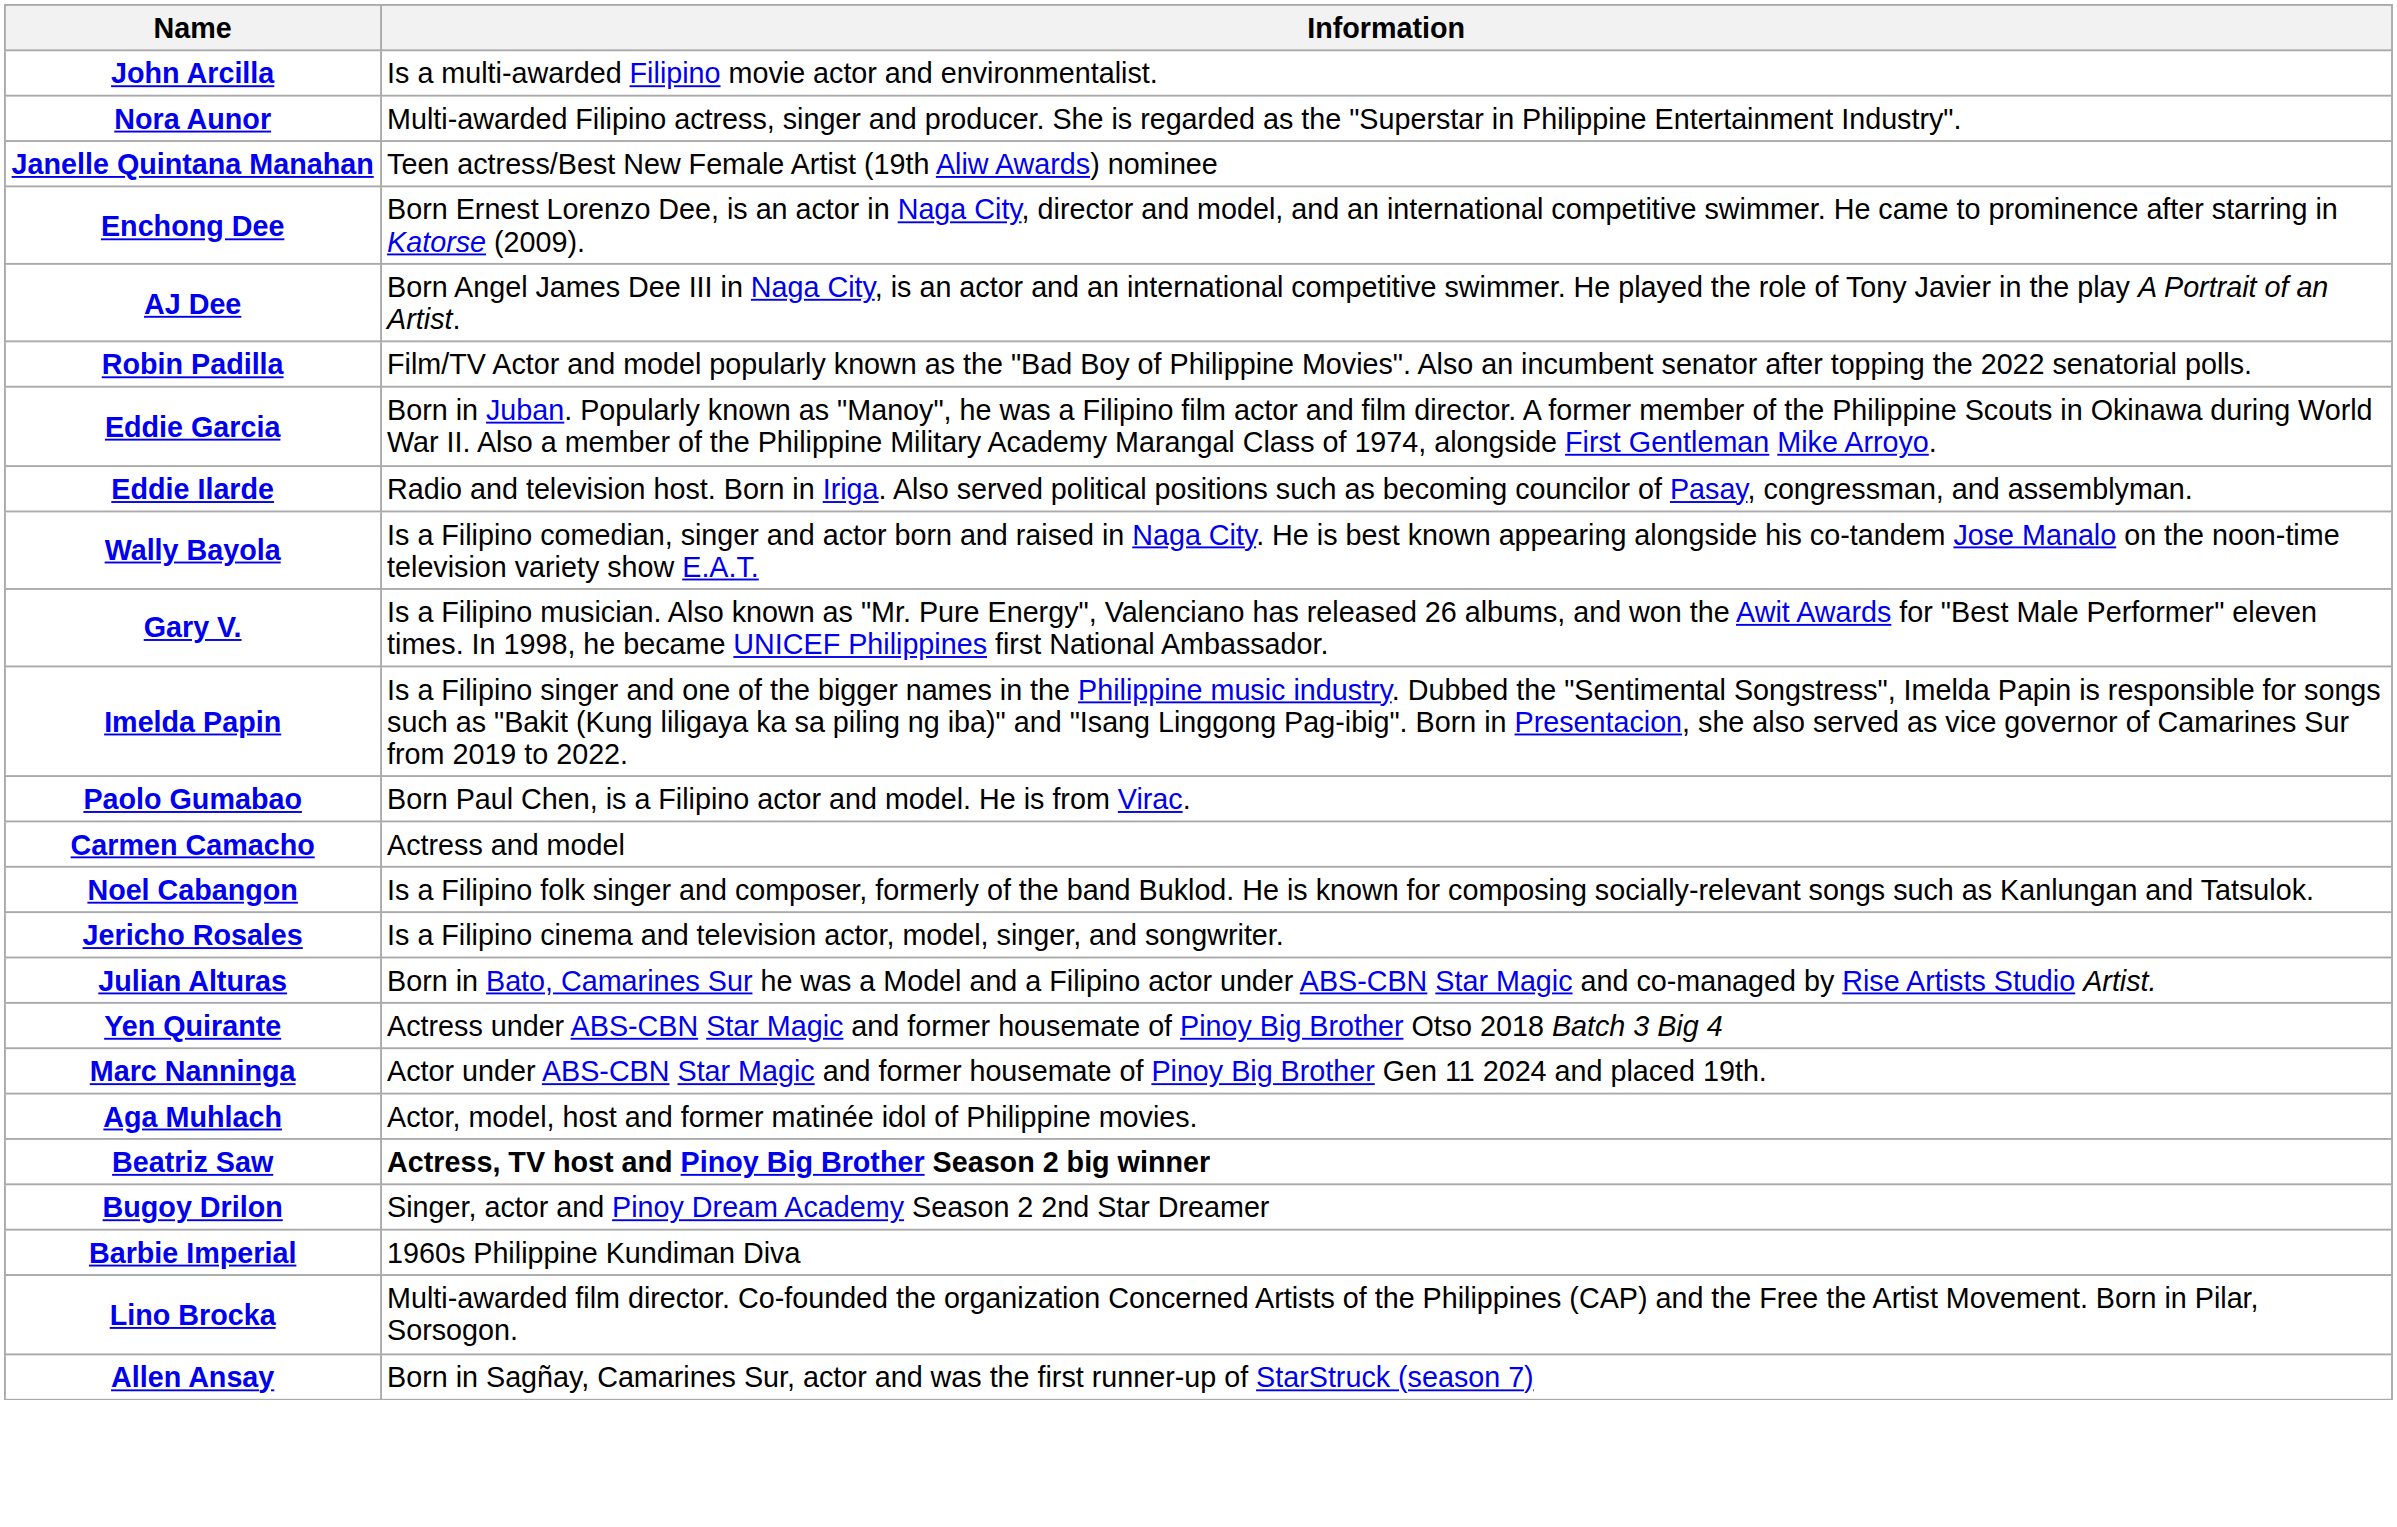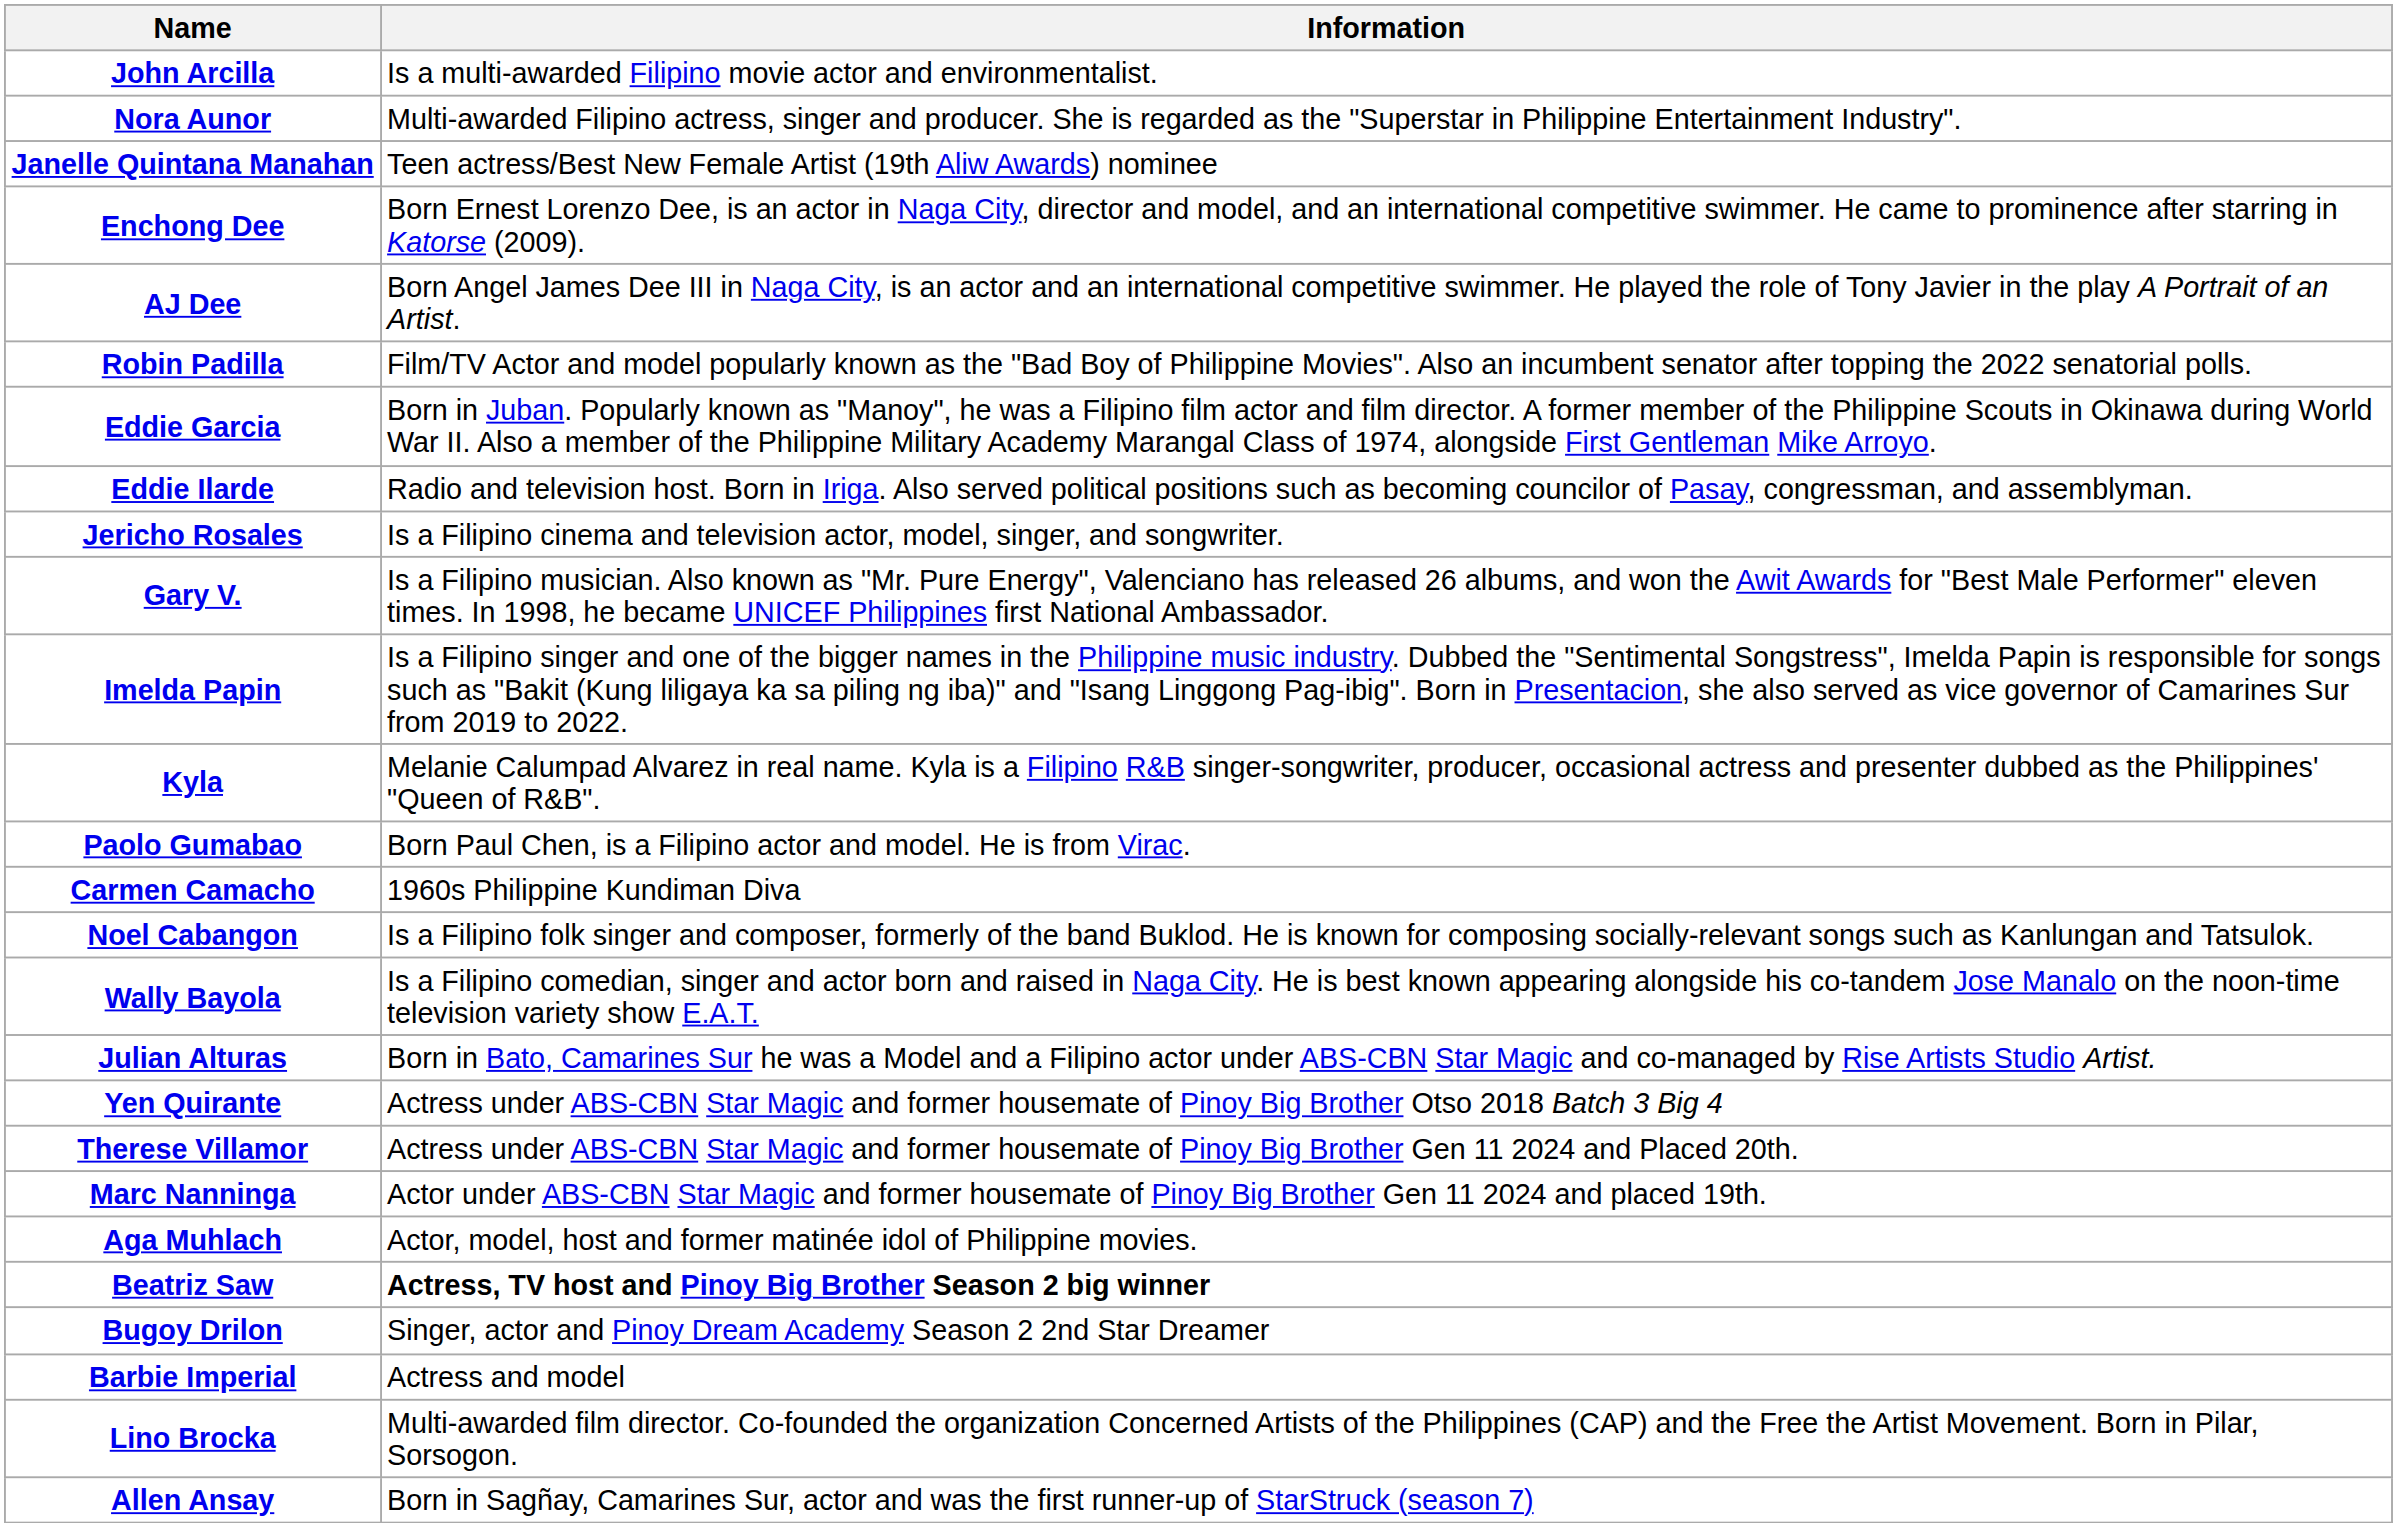rows swapped: (193, 550) <-> (193, 935)
+ row: (193, 782)
(506, 844) Actress and model -> (594, 889) 1960s Philippine Kundiman Diva
+ row: (193, 1149)
(594, 1253) 1960s Philippine Kundiman Diva -> (506, 1376) Actress and model
